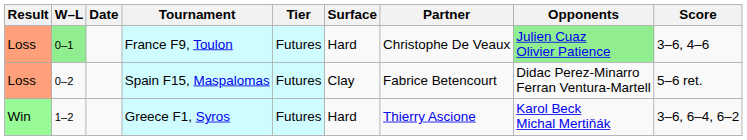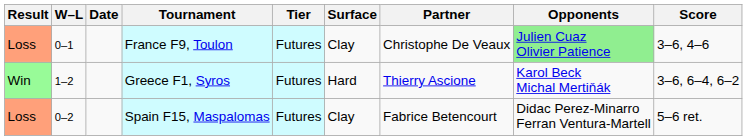(64, 44) lightgreen background -> (64, 44) no background
(342, 44) Hard -> (341, 44) Clay
rows swapped: (197, 80) <-> (177, 116)
